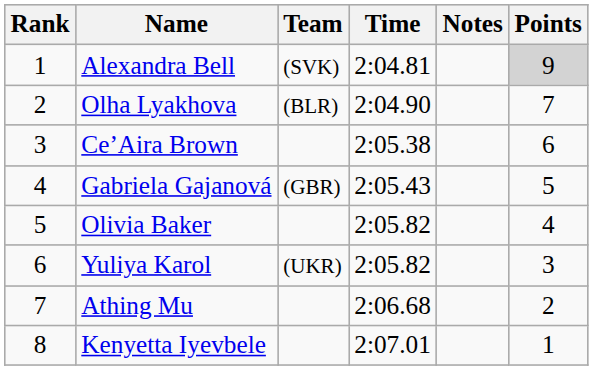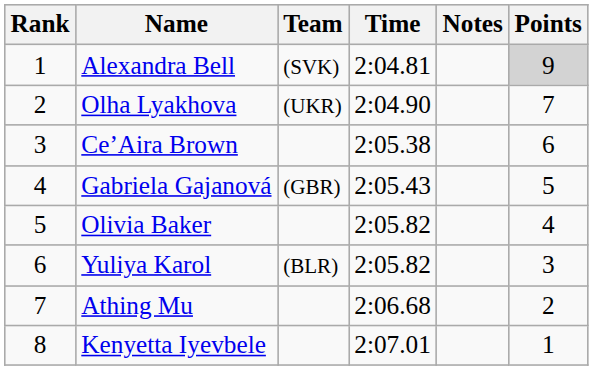(311, 106) (BLR) -> (312, 106) (UKR)
(312, 266) (UKR) -> (311, 266) (BLR)
